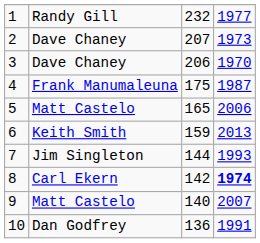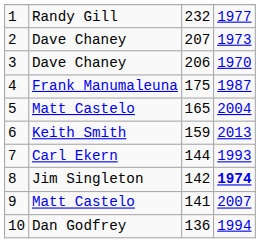(234, 109) 2006 -> (234, 109) 2004
(88, 156) Jim Singleton -> (75, 156) Carl Ekern
(75, 179) Carl Ekern -> (88, 179) Jim Singleton
(197, 203) 140 -> (197, 203) 141
(234, 226) 1991 -> (234, 226) 1994
